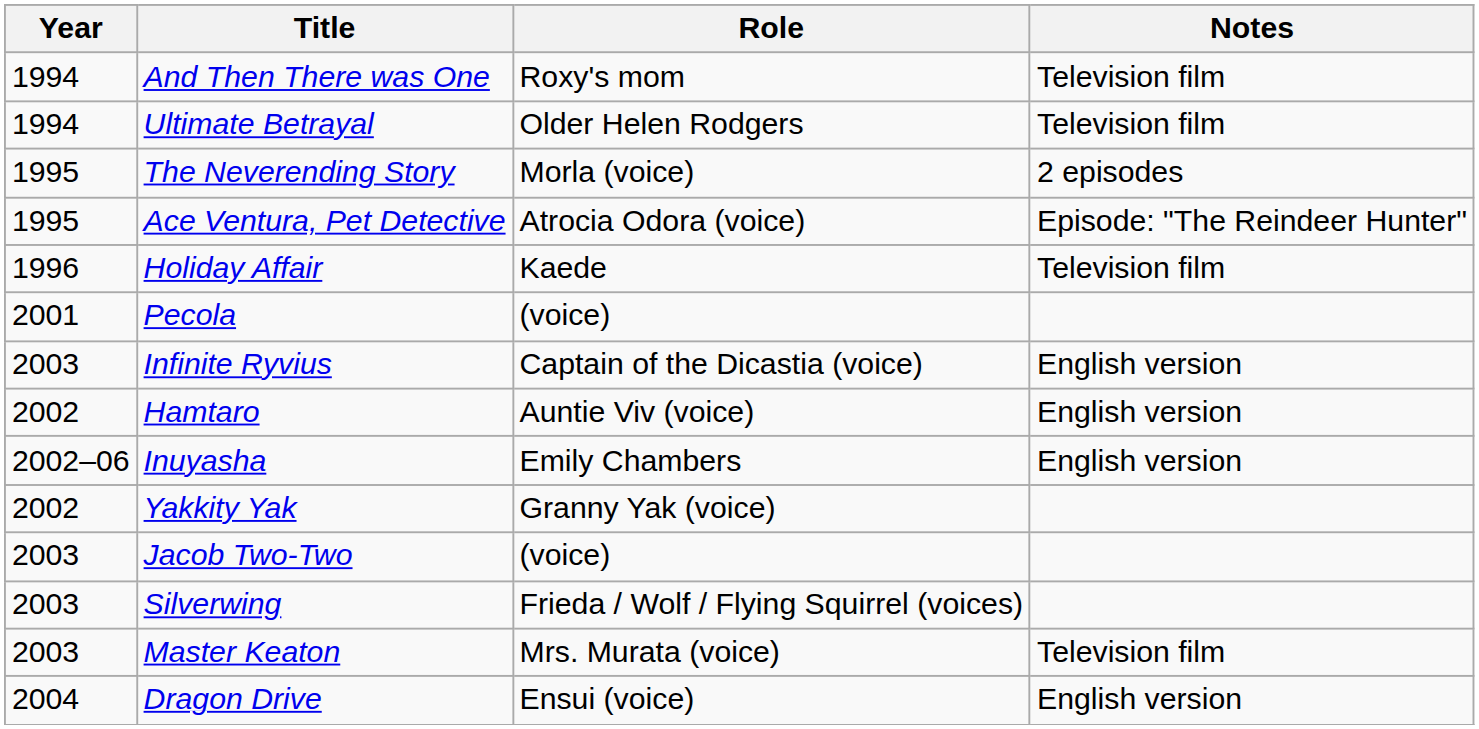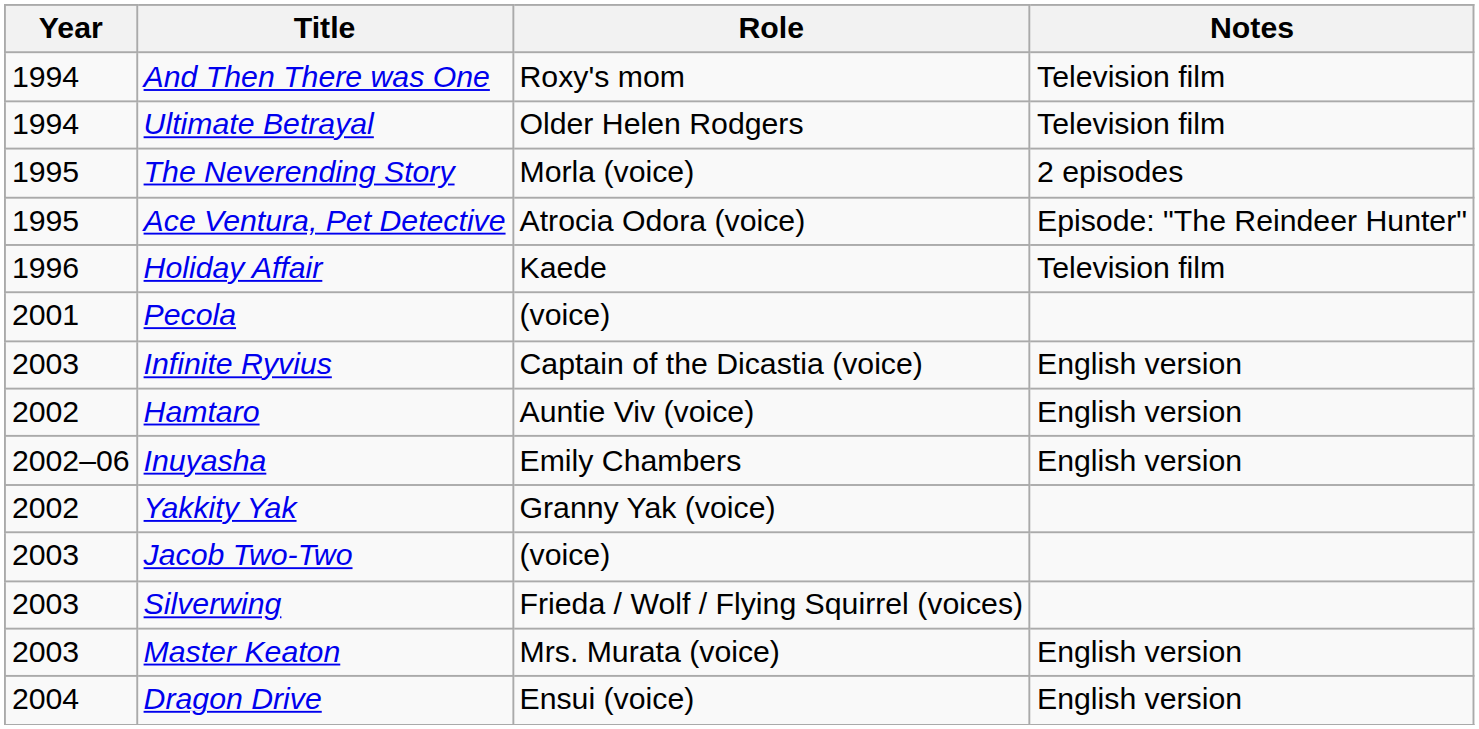(1131, 651) Television film -> (1140, 651) English version
